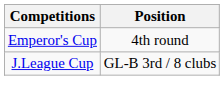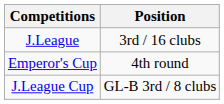+ row: (52, 39)
